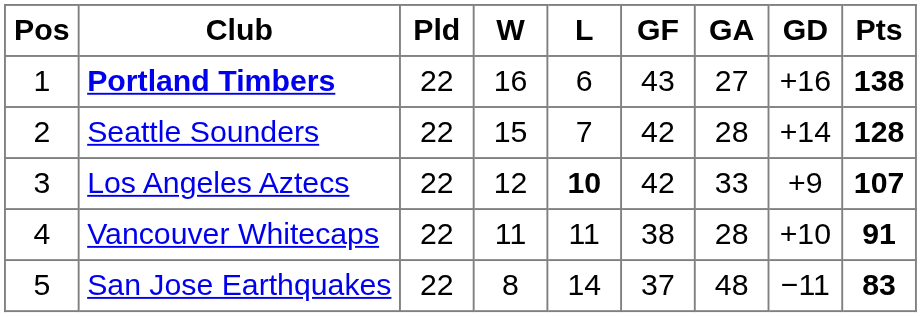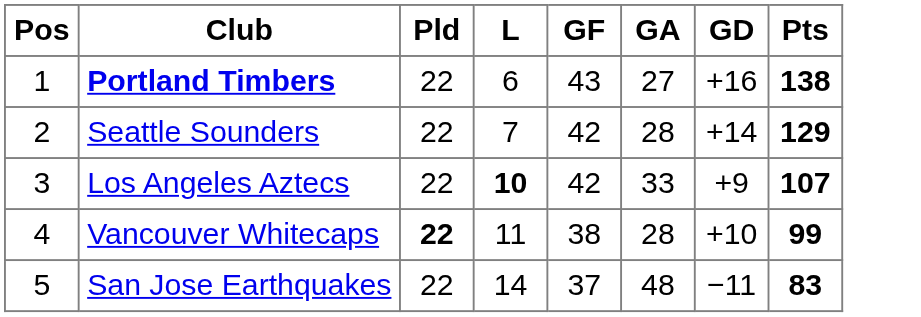- column: (511, 30)
(879, 132) 128 -> (805, 132) 129
(437, 234) normal -> (437, 234) bold
(879, 234) 91 -> (805, 234) 99
